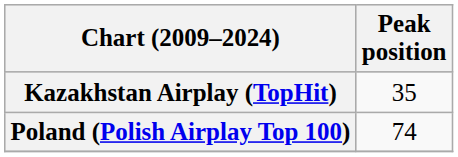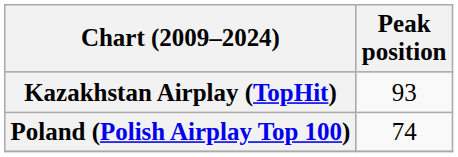(404, 91) 35 -> (404, 91) 93
